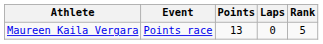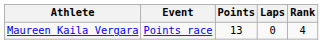(303, 30) 5 -> (303, 30) 4
